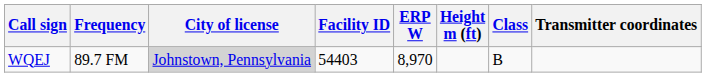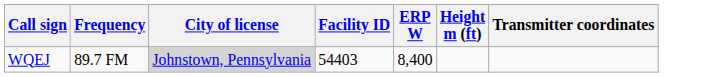- column: (510, 25)
(415, 59) 8,970 -> (415, 59) 8,400
